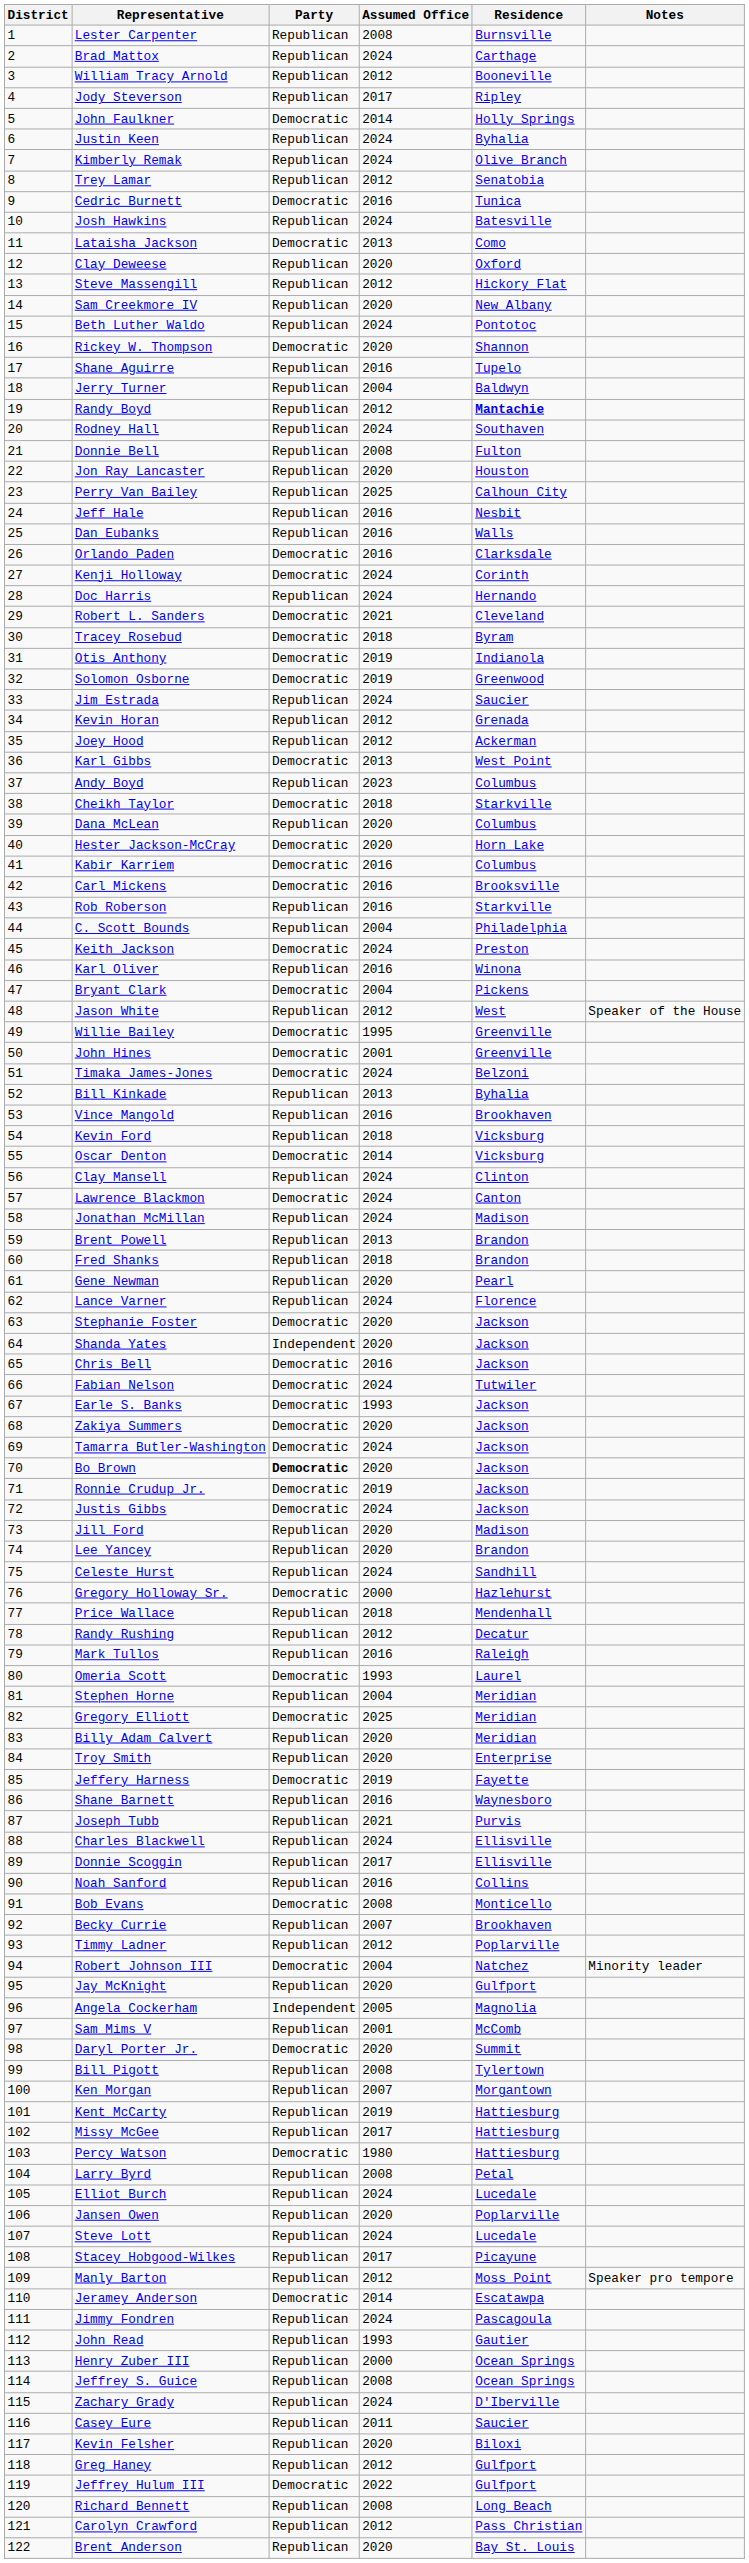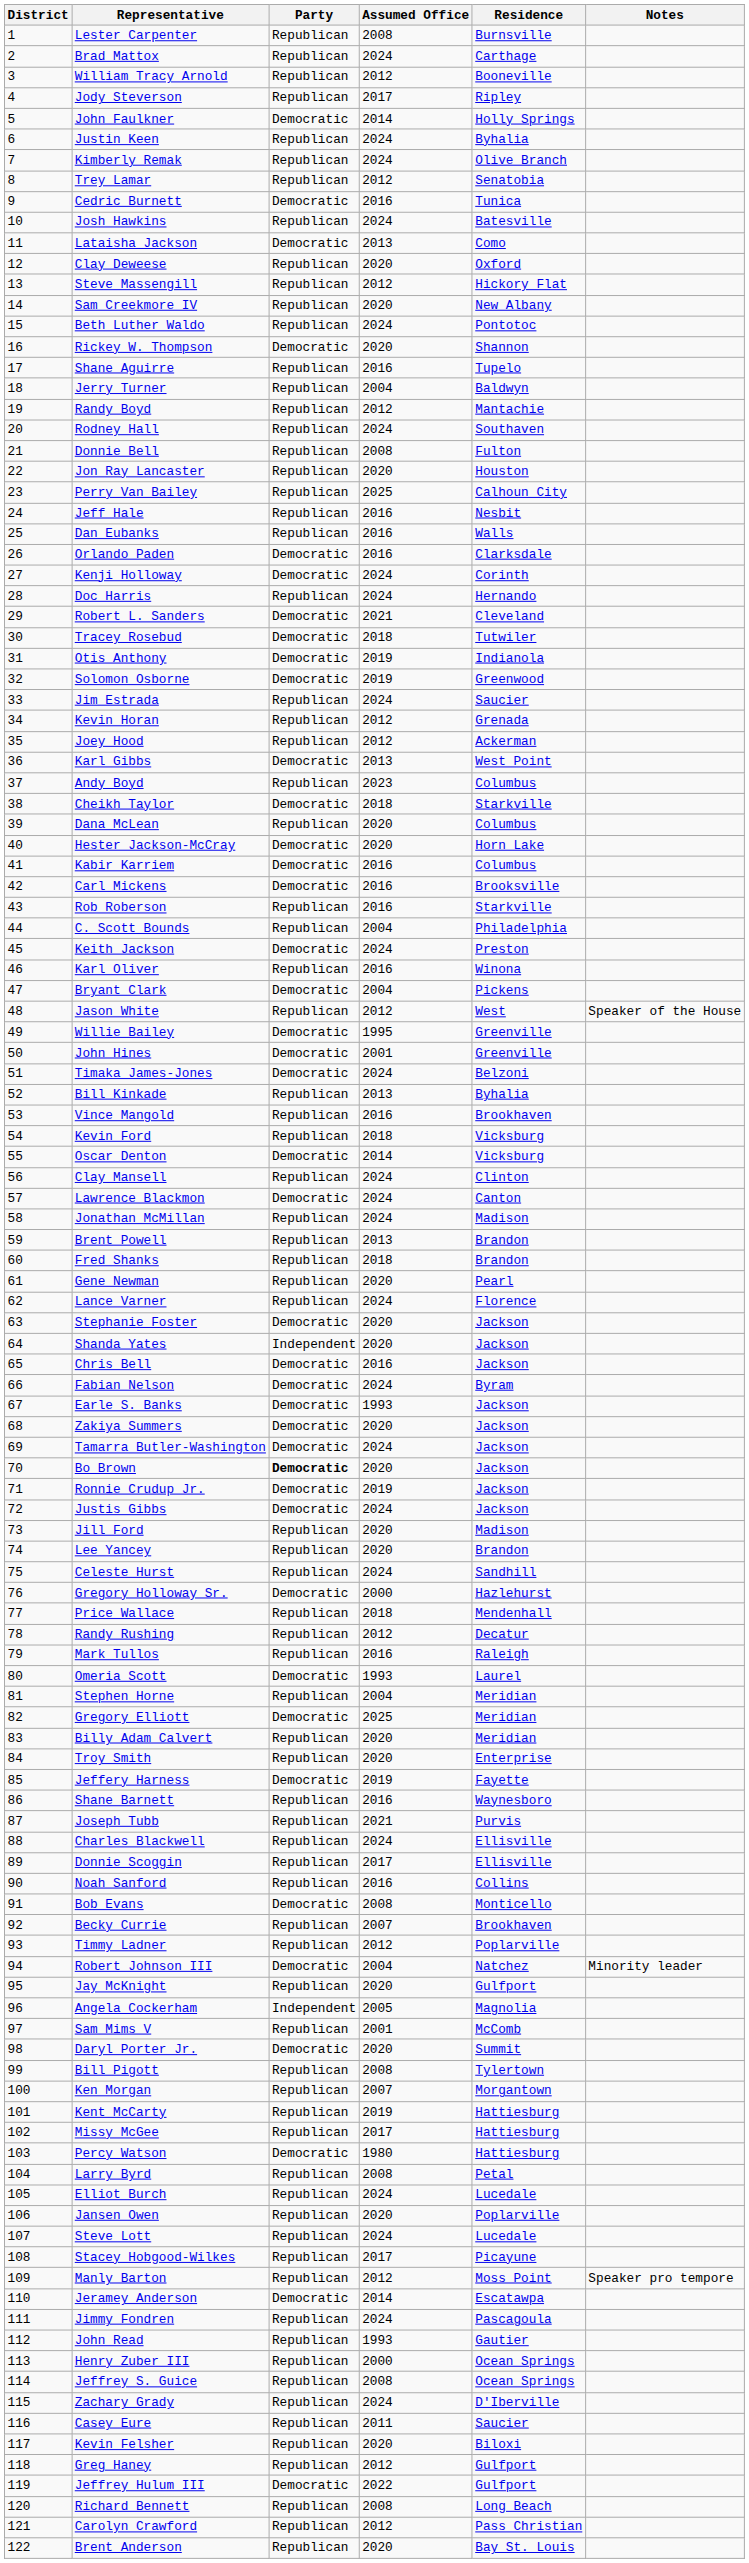(510, 409) bold -> (510, 409) normal
(494, 638) Byram -> (506, 638) Tutwiler
(506, 1385) Tutwiler -> (494, 1385) Byram
